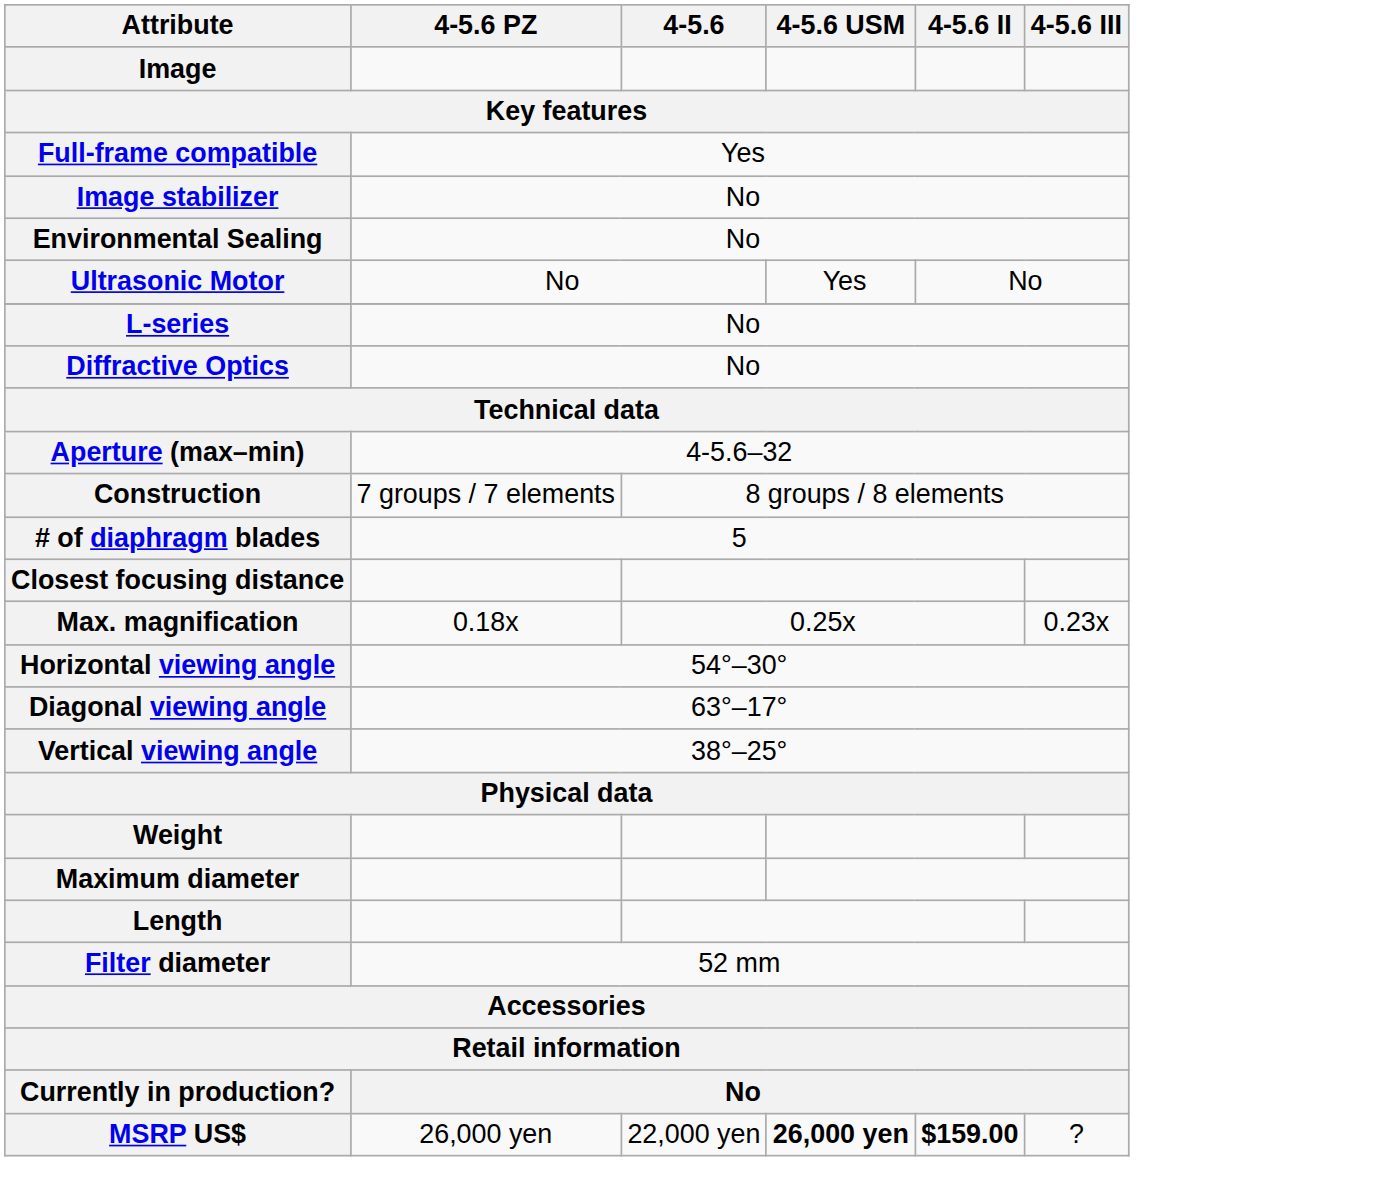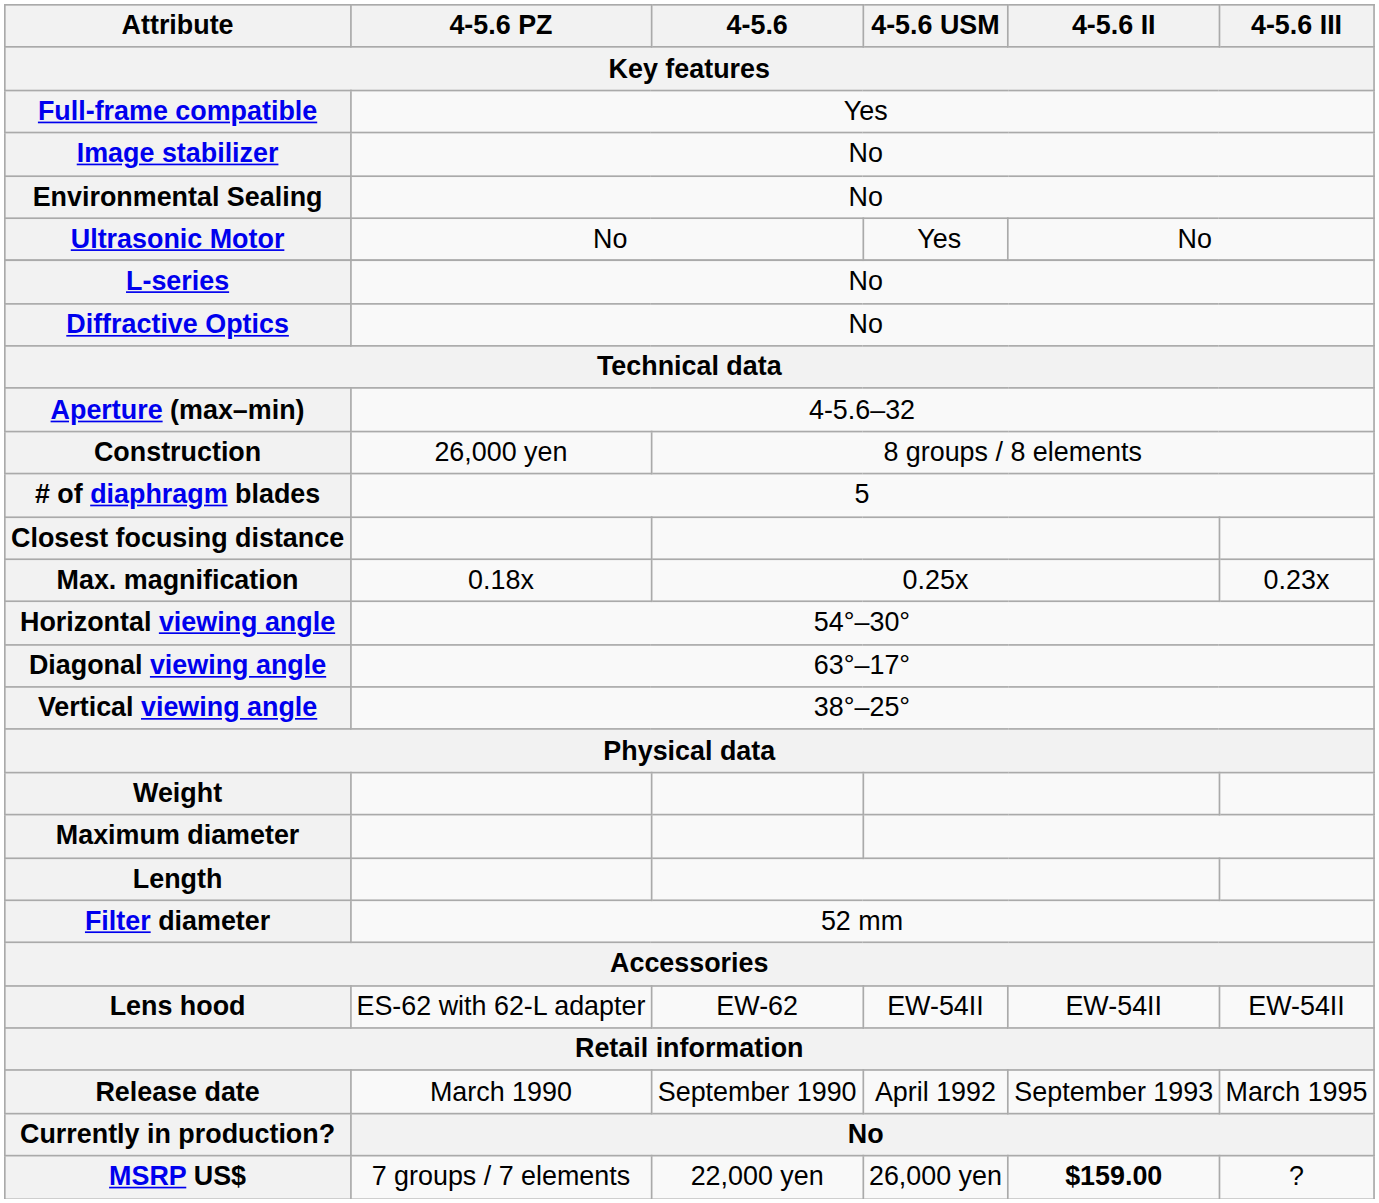- row: (178, 68)
(486, 494) 7 groups / 7 elements -> (501, 452) 26,000 yen
+ row: (178, 1006)
+ row: (178, 1091)
(486, 1134) 26,000 yen -> (501, 1176) 7 groups / 7 elements
(841, 1134) bold -> (935, 1176) normal
